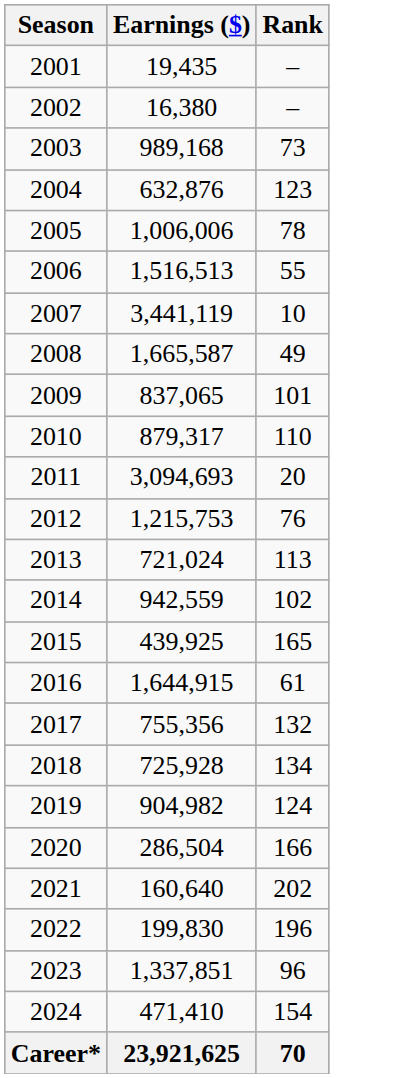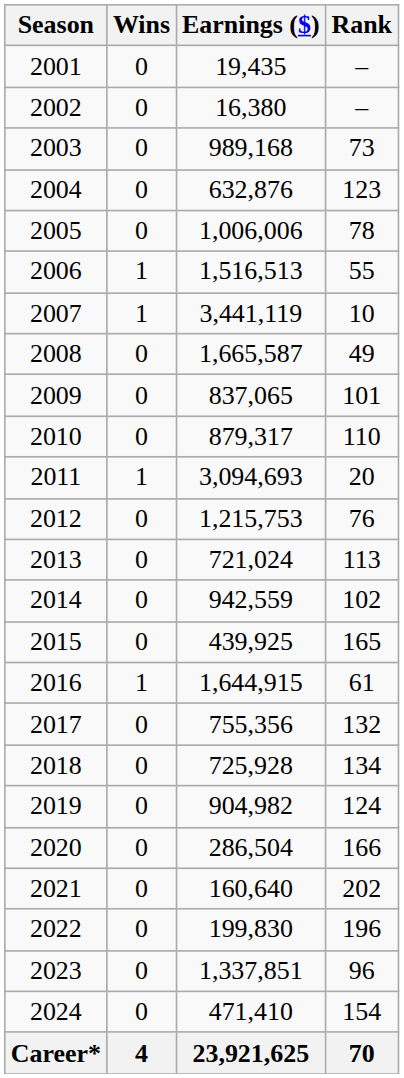+ column: (141, 25)
